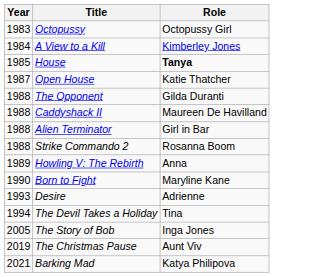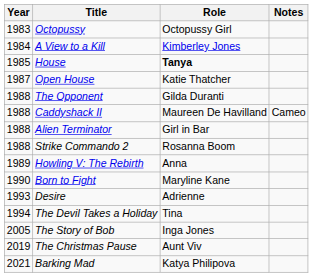+ column: (289, 12)
